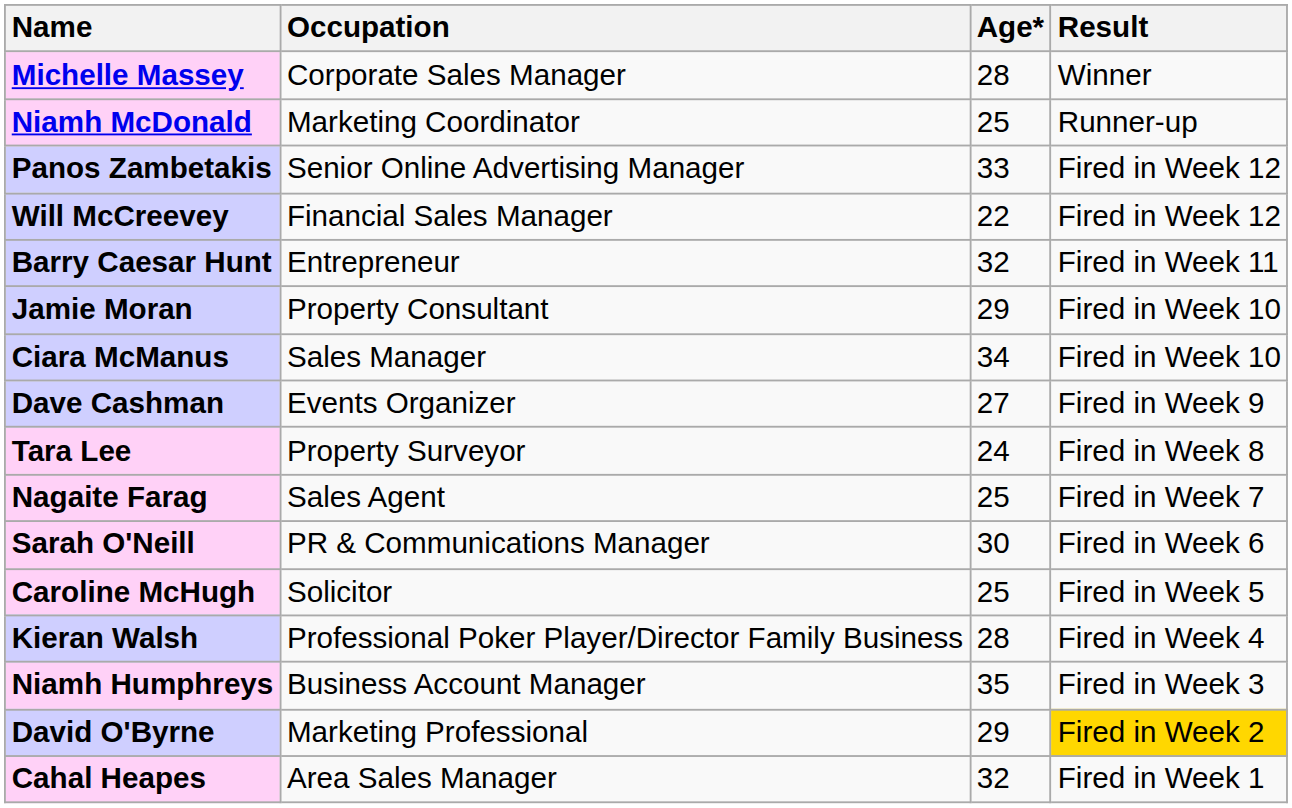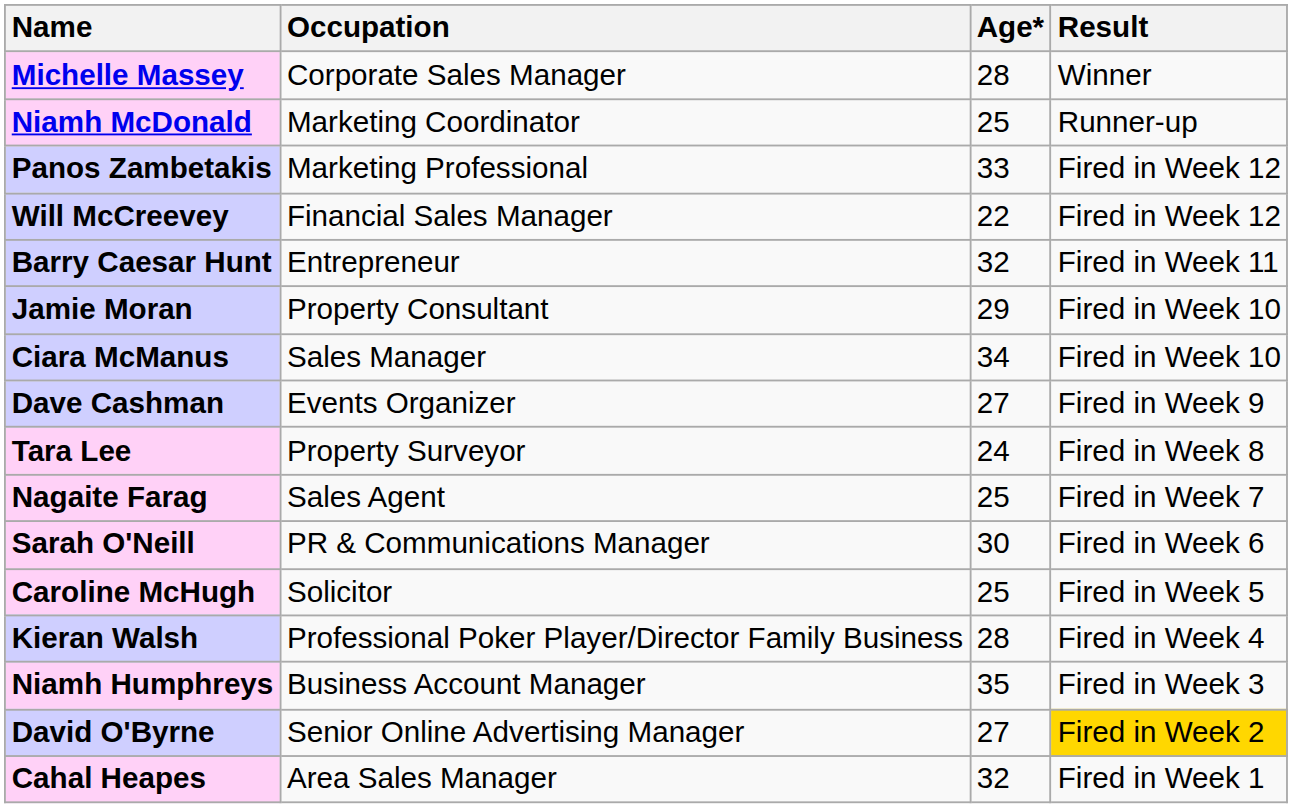(516, 168) Senior Online Advertising Manager -> (437, 168) Marketing Professional
(437, 732) Marketing Professional -> (516, 732) Senior Online Advertising Manager
(993, 732) 29 -> (993, 732) 27
